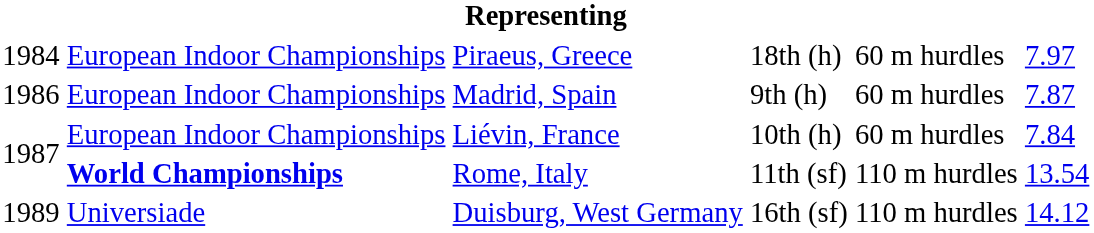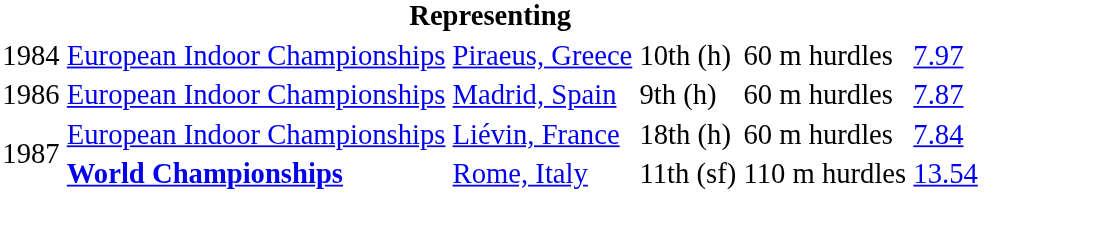(796, 55) 18th (h) -> (685, 55) 10th (h)
(796, 134) 10th (h) -> (685, 134) 18th (h)
- row: (598, 212)
